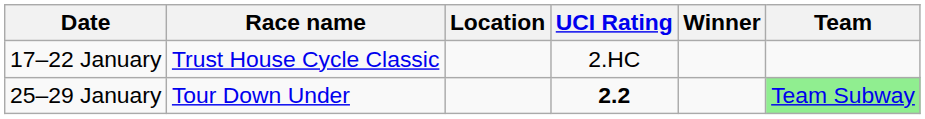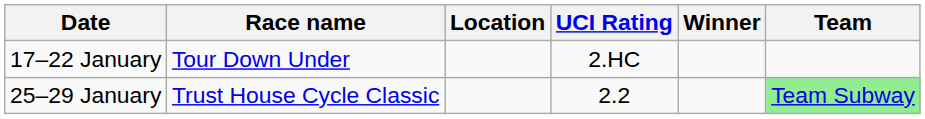(306, 58) Trust House Cycle Classic -> (261, 58) Tour Down Under
(261, 95) Tour Down Under -> (306, 95) Trust House Cycle Classic
(614, 95) bold -> (614, 95) normal
